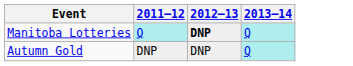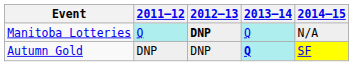+ column: (322, 14)
(247, 51) normal -> (247, 51) bold
